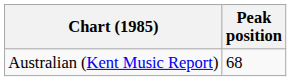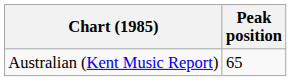(234, 62) 68 -> (234, 62) 65
